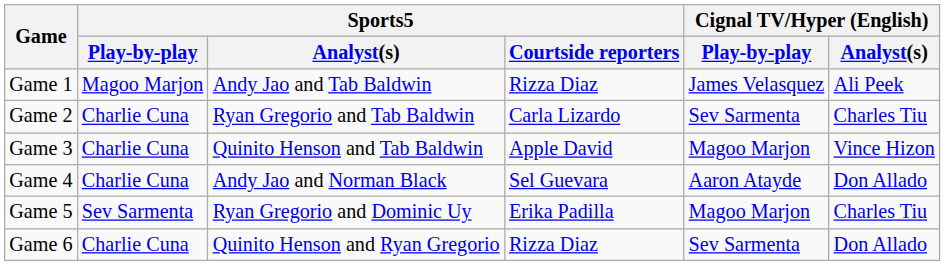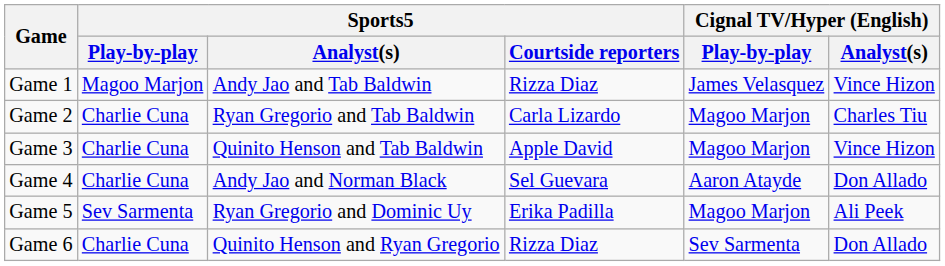(869, 84) Ali Peek -> (884, 84) Vince Hizon
(744, 116) Sev Sarmenta -> (749, 116) Magoo Marjon
(880, 212) Charles Tiu -> (869, 212) Ali Peek
